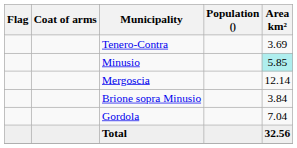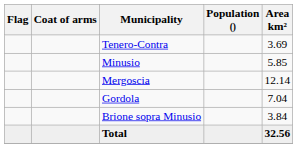(277, 62) paleturquoise background -> (277, 62) no background
rows swapped: (152, 98) <-> (121, 116)
